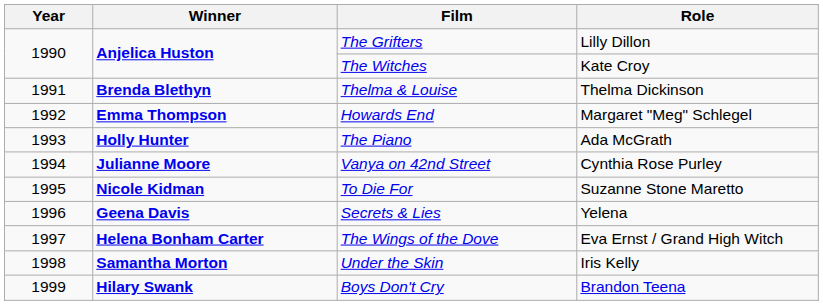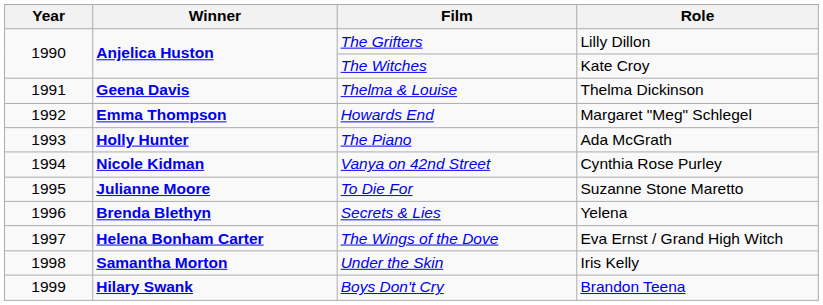(154, 90) Brenda Blethyn -> (143, 90) Geena Davis
(153, 164) Julianne Moore -> (150, 164) Nicole Kidman
(150, 189) Nicole Kidman -> (153, 189) Julianne Moore
(143, 213) Geena Davis -> (154, 213) Brenda Blethyn
